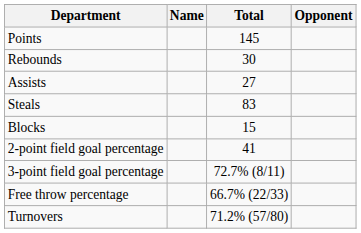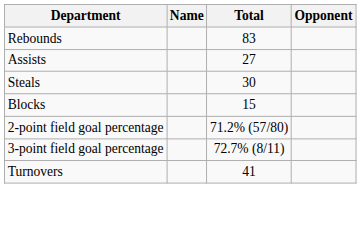- row: (25, 38)
(249, 60) 30 -> (249, 38) 83
(249, 105) 83 -> (249, 83) 30
(249, 150) 41 -> (249, 127) 71.2% (57/80)
- row: (68, 194)
(249, 216) 71.2% (57/80) -> (249, 172) 41
